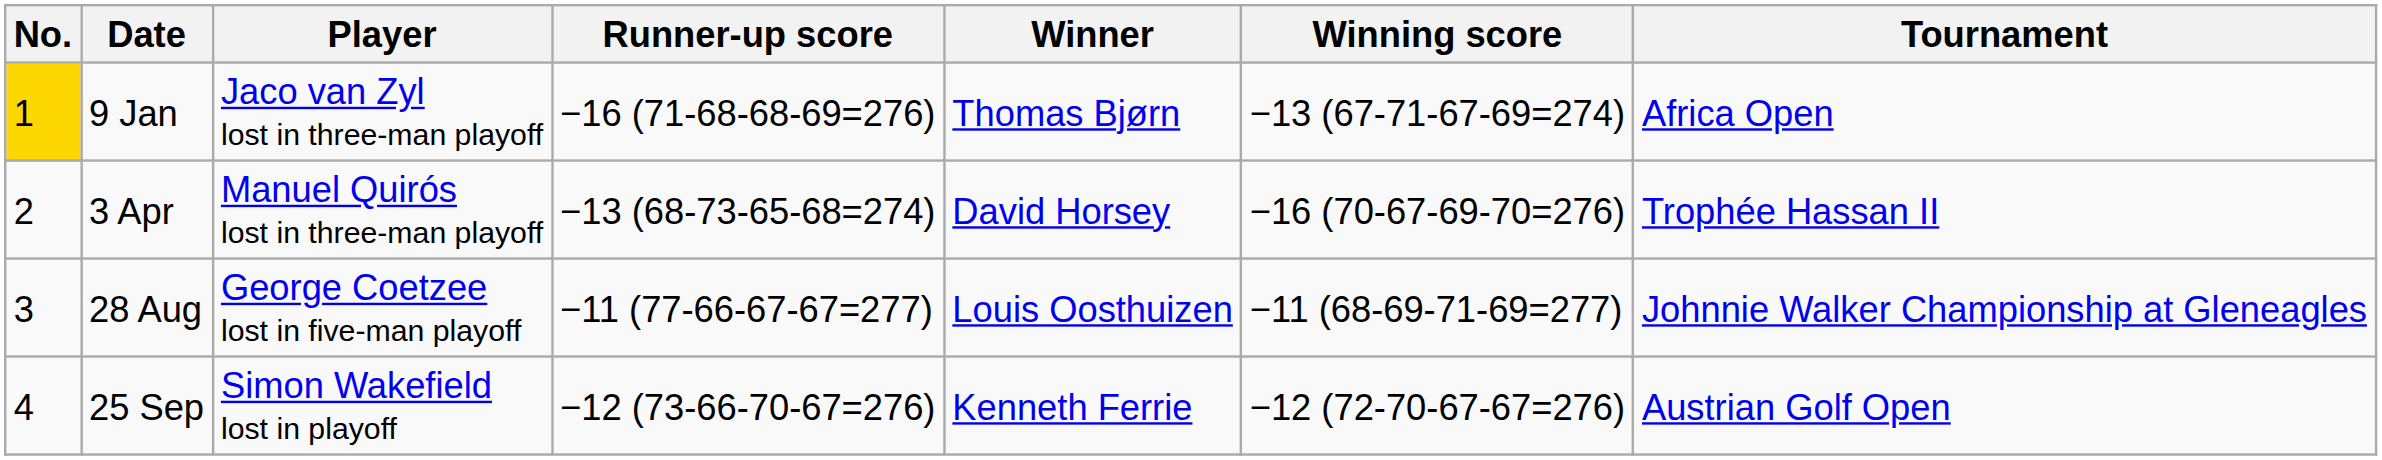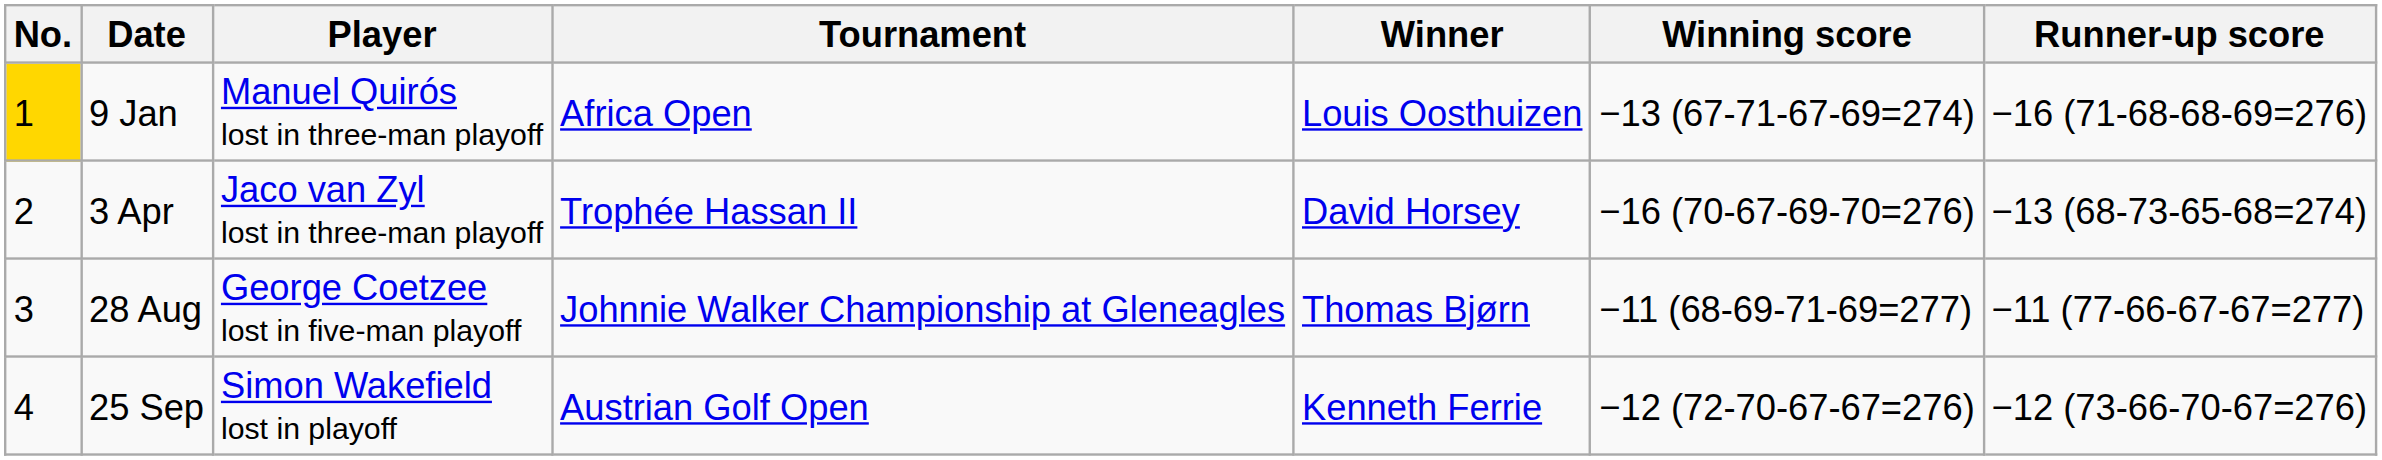columns swapped: (2004, 34) <-> (748, 34)
(382, 112) Jaco van Zyl lost in three-man playoff -> (382, 112) Manuel Quirós lost in three-man playoff
(1066, 112) Thomas Bjørn -> (1442, 112) Louis Oosthuizen
(382, 210) Manuel Quirós lost in three-man playoff -> (382, 210) Jaco van Zyl lost in three-man playoff
(1093, 308) Louis Oosthuizen -> (1416, 308) Thomas Bjørn
